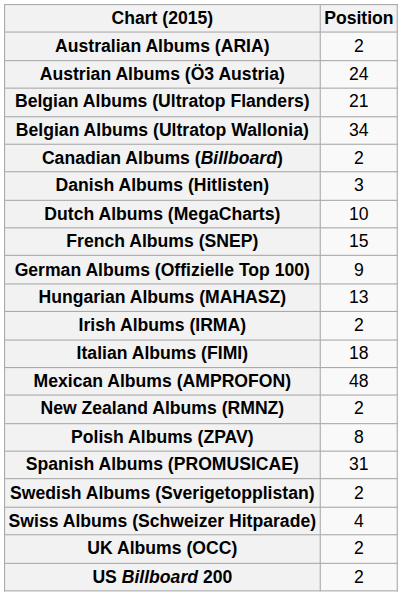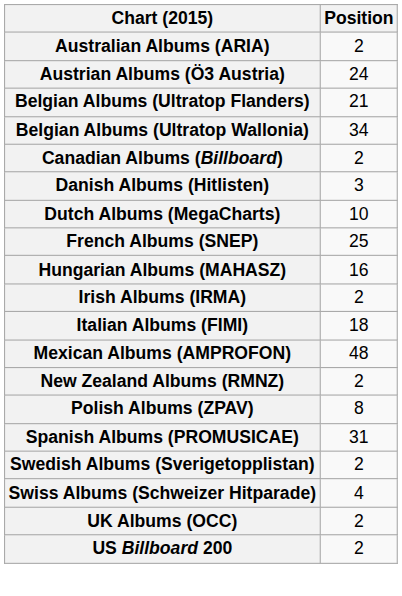(359, 241) 15 -> (359, 241) 25
- row: (162, 269)
(359, 297) 13 -> (359, 269) 16
